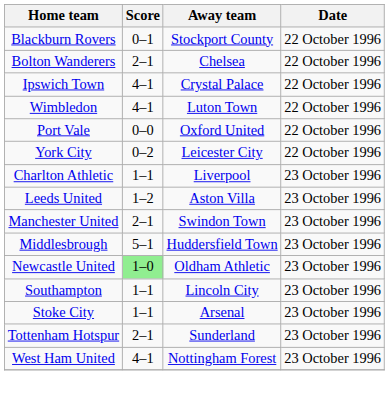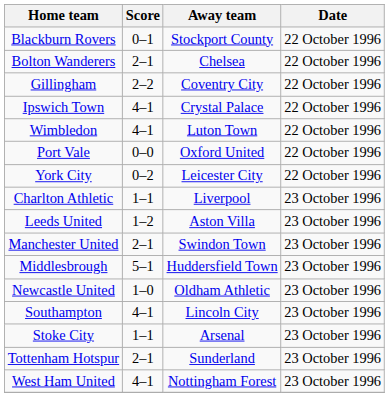+ row: (63, 84)
(143, 267) lightgreen background -> (143, 289) no background
(143, 289) 1–1 -> (143, 312) 4–1
